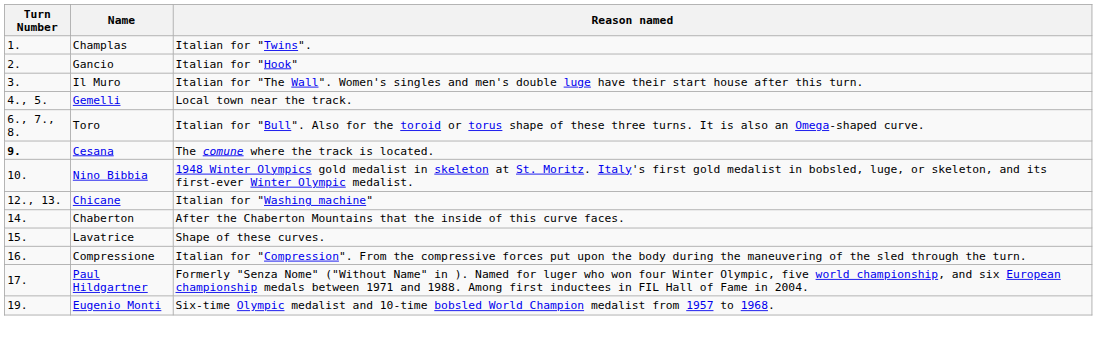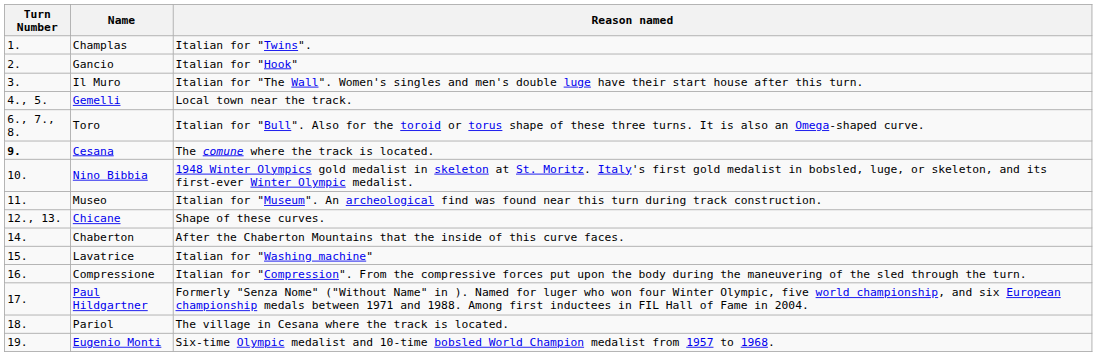+ row: (90, 200)
(274, 200) Italian for "Washing machine" -> (250, 219) Shape of these curves.
(250, 237) Shape of these curves. -> (274, 256) Italian for "Washing machine"
+ row: (93, 324)
